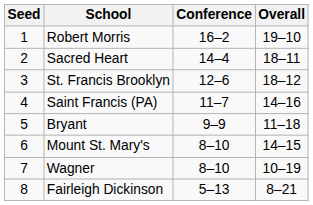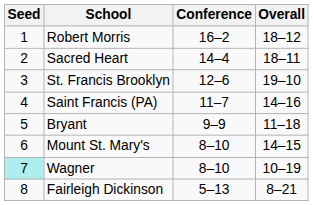(282, 37) 19–10 -> (282, 37) 18–12
(282, 80) 18–12 -> (282, 80) 19–10
(24, 168) no background -> (24, 168) paleturquoise background
